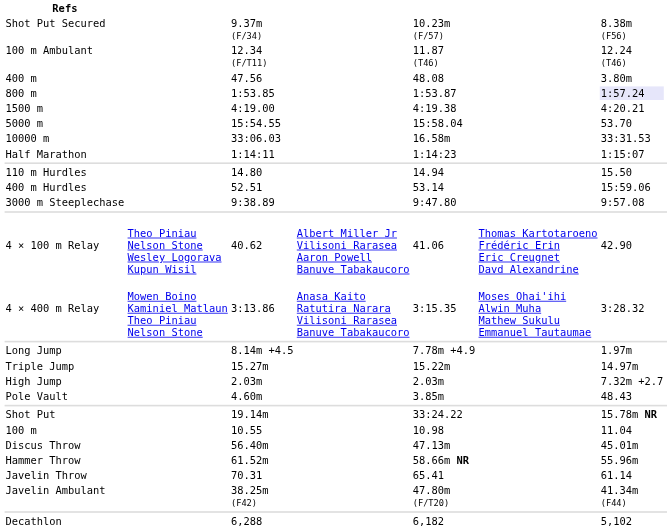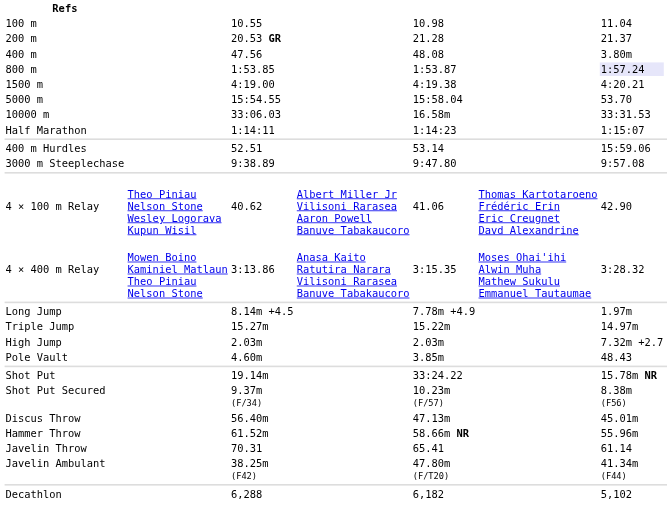rows swapped: (21, 430) <-> (55, 24)
- row: (49, 51)
+ row: (21, 39)
- row: (46, 172)
